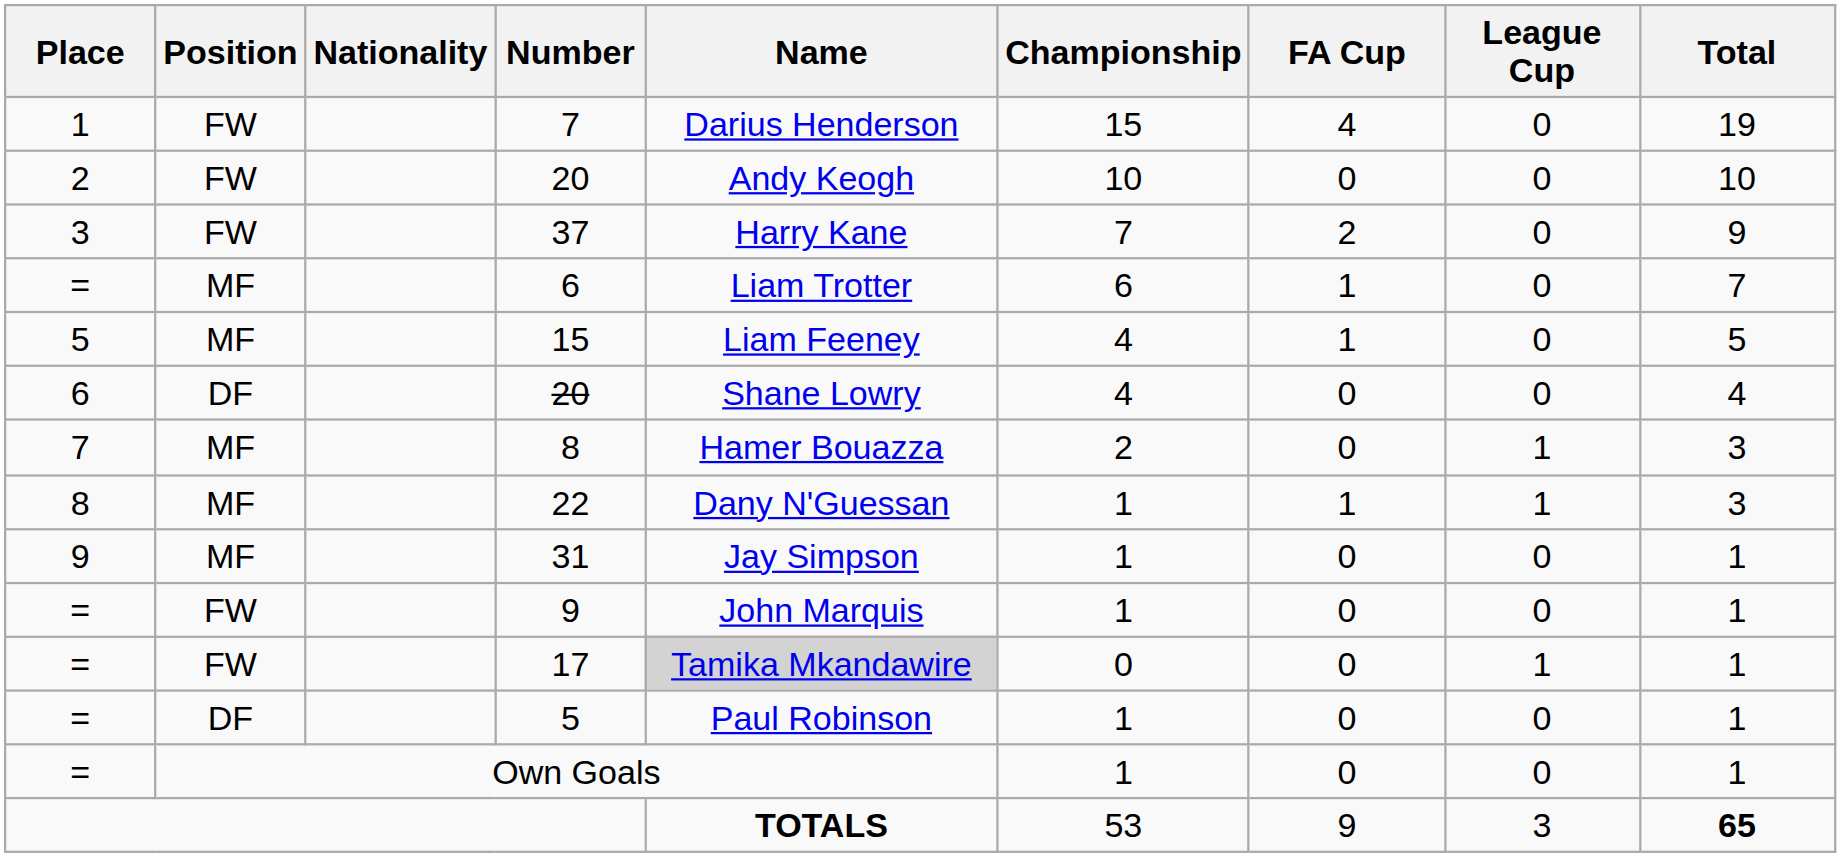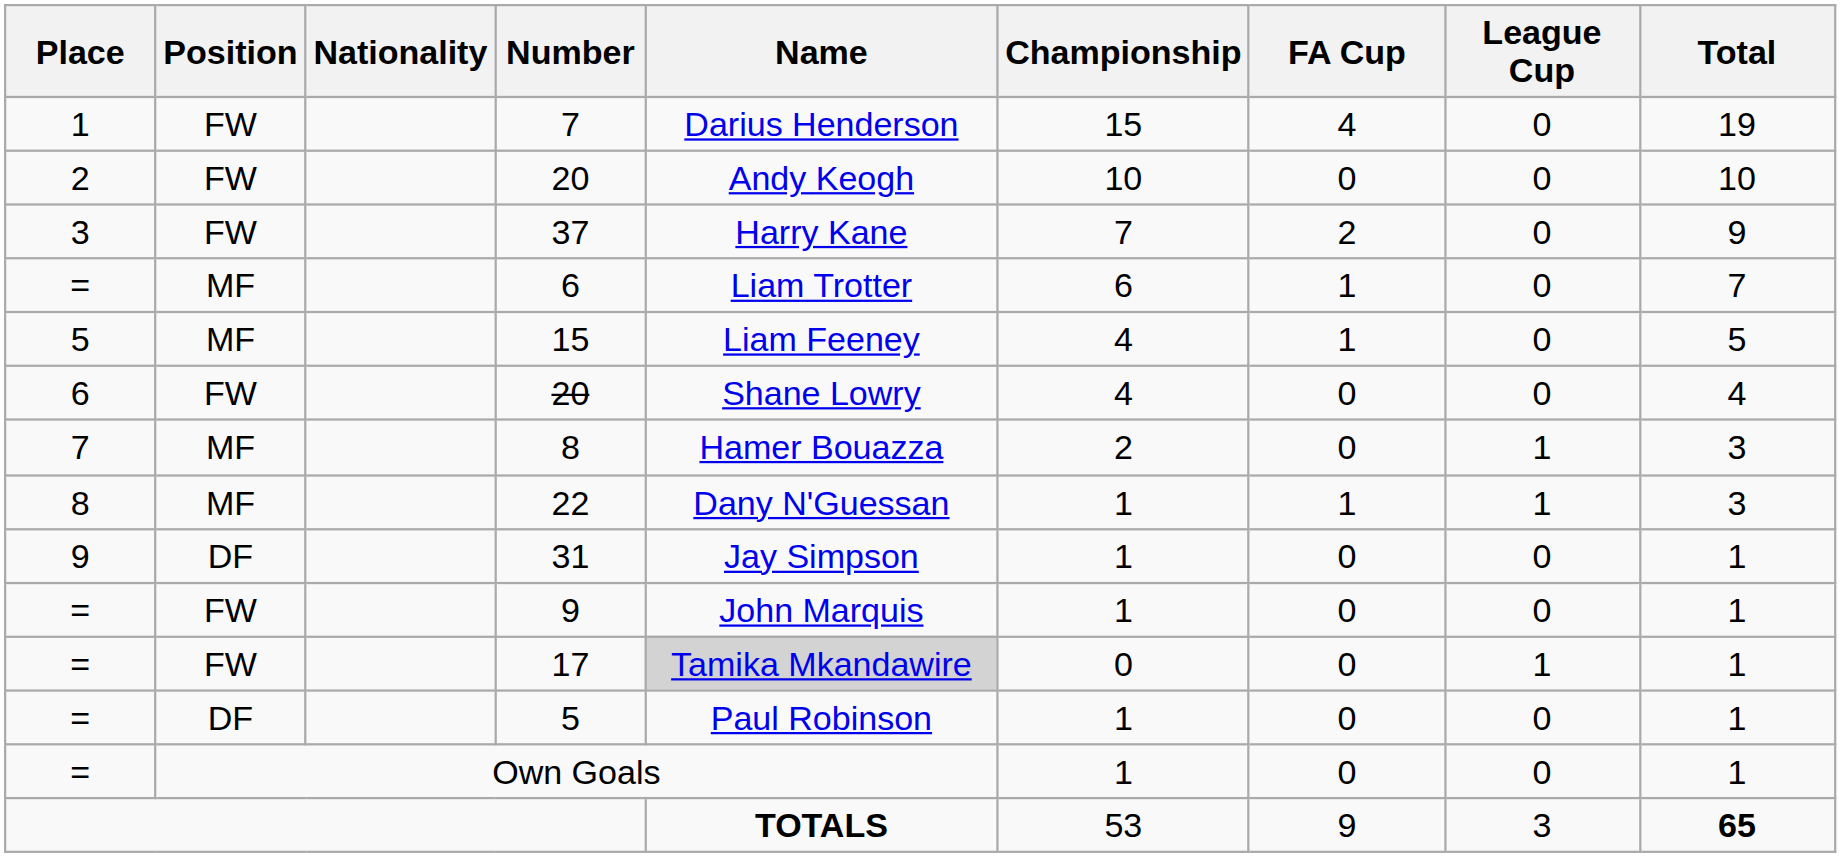(230, 394) DF -> (230, 394) FW
(230, 555) MF -> (230, 555) DF
